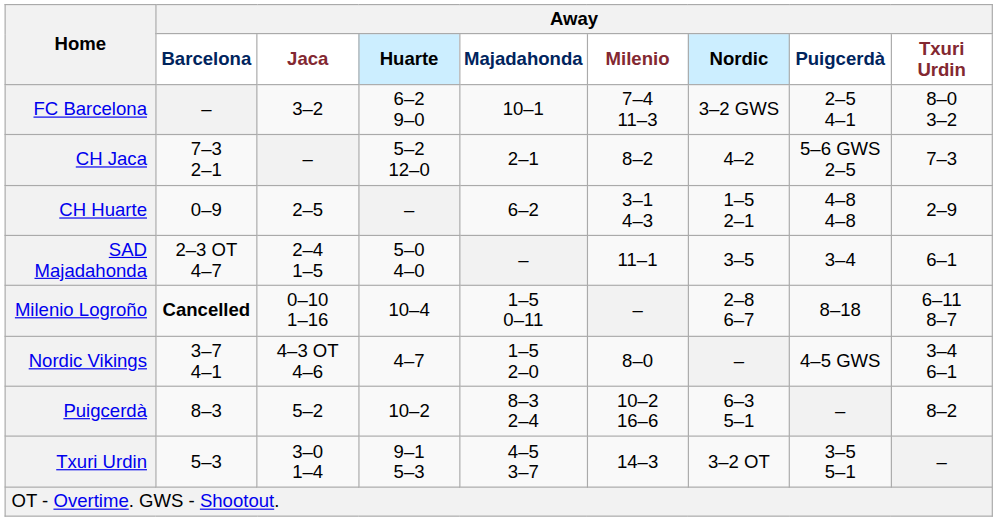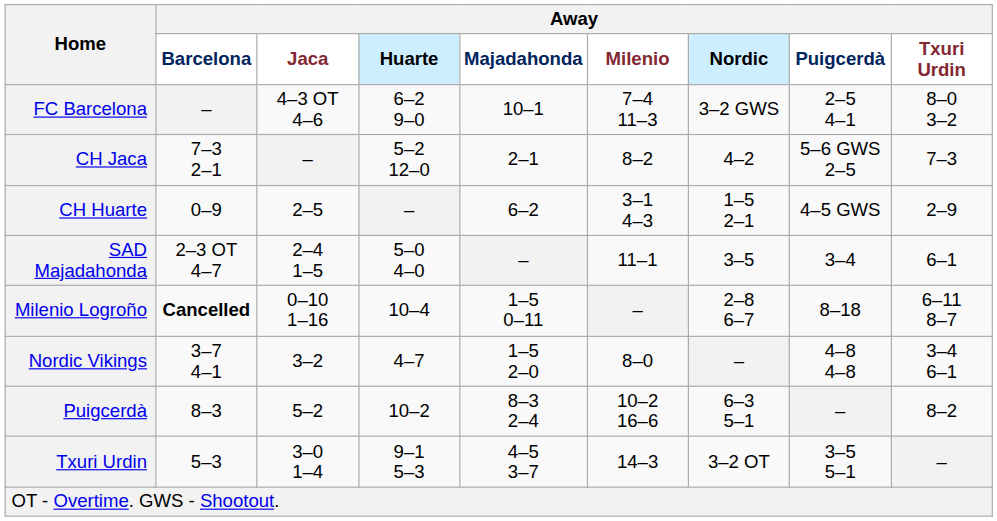(308, 109) 3–2 -> (308, 109) 4–3 OT 4–6
(840, 210) 4–8 4–8 -> (840, 210) 4–5 GWS
(308, 360) 4–3 OT 4–6 -> (308, 360) 3–2
(840, 360) 4–5 GWS -> (840, 360) 4–8 4–8
